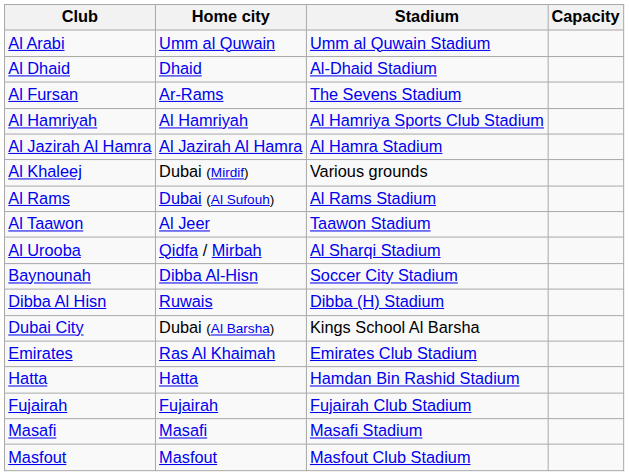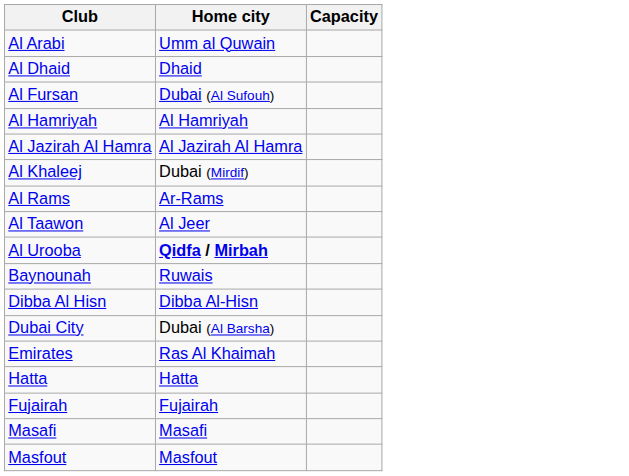- column: (427, 17)
(191, 95) Ar-Rams -> (217, 95) Dubai (Al Sufouh)
(217, 198) Dubai (Al Sufouh) -> (191, 198) Ar-Rams
(210, 250) normal -> (214, 250) bold
(209, 276) Dibba Al-Hisn -> (186, 276) Ruwais
(186, 302) Ruwais -> (209, 302) Dibba Al-Hisn
